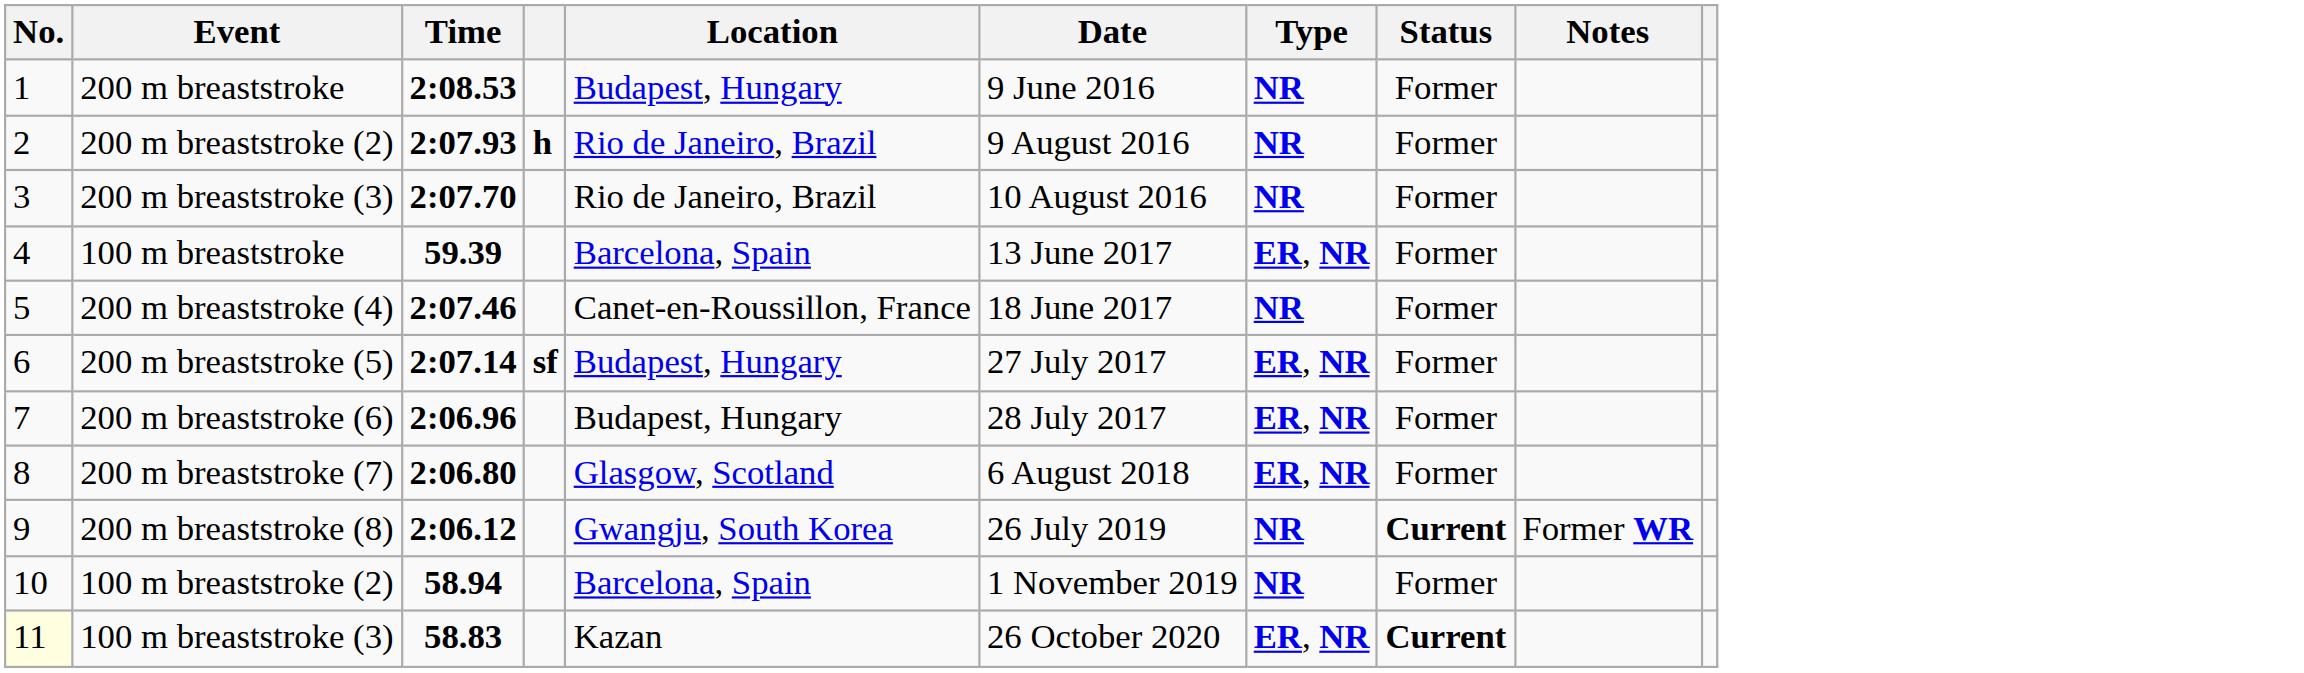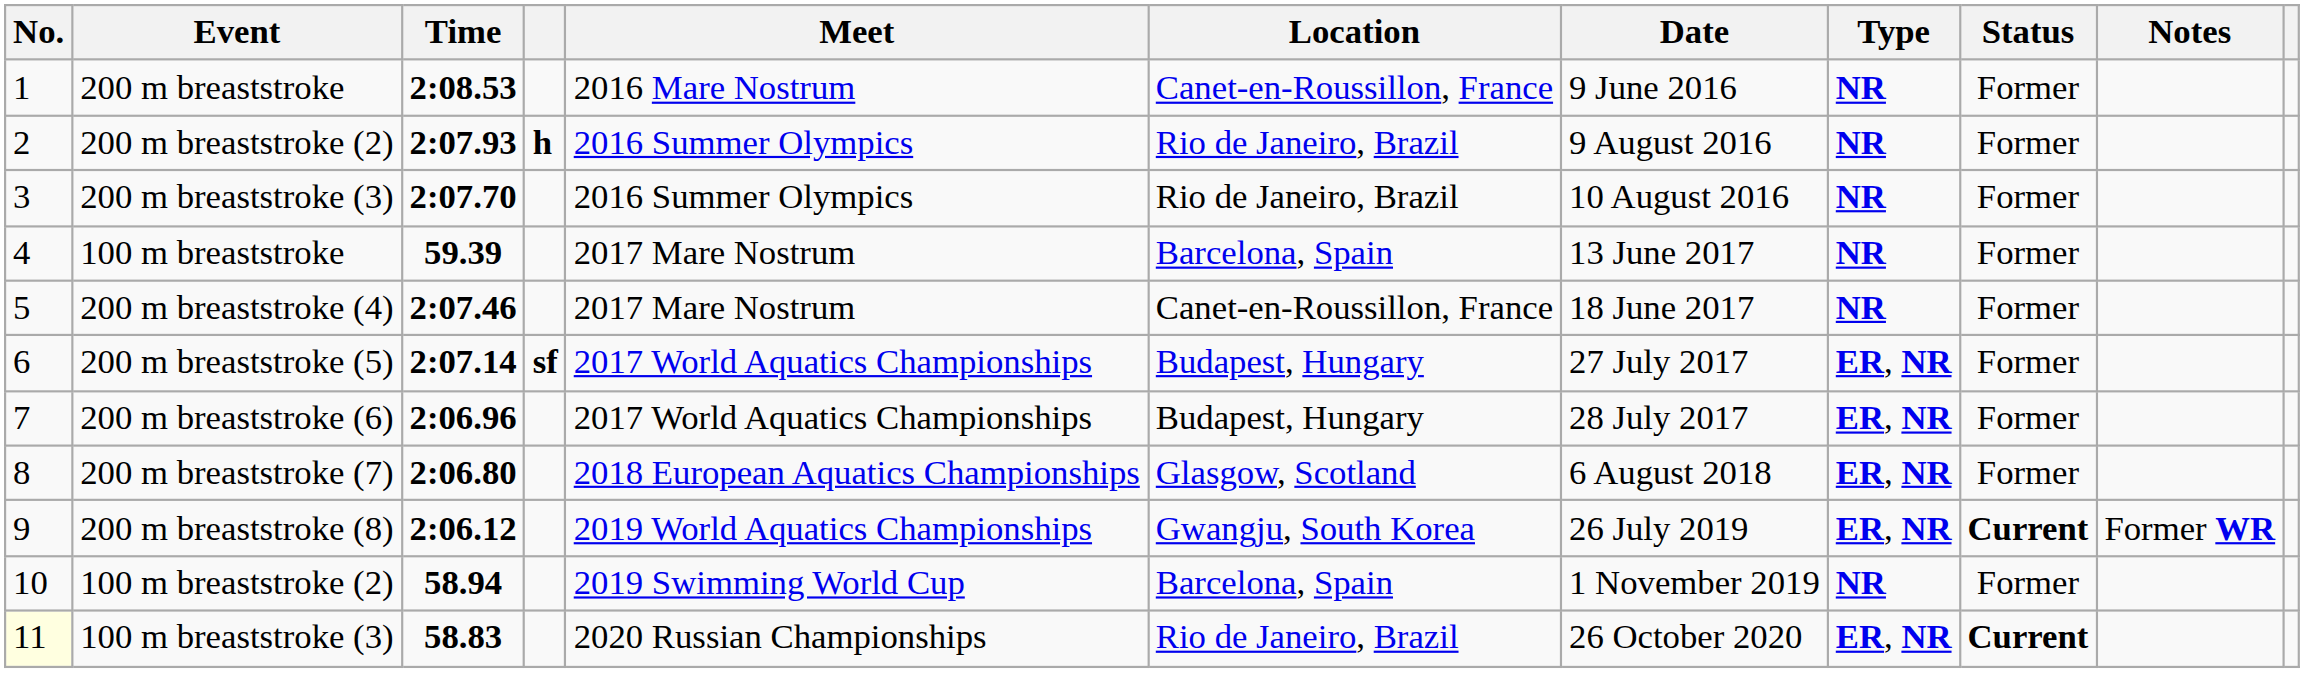+ column: (857, 32)
(708, 87) Budapest, Hungary -> (1354, 87) Canet-en-Roussillon, France
(1312, 252) ER, NR -> (1861, 252) NR
(1279, 527) NR -> (1894, 527) ER, NR
(618, 637) Kazan -> (1307, 637) Rio de Janeiro, Brazil
